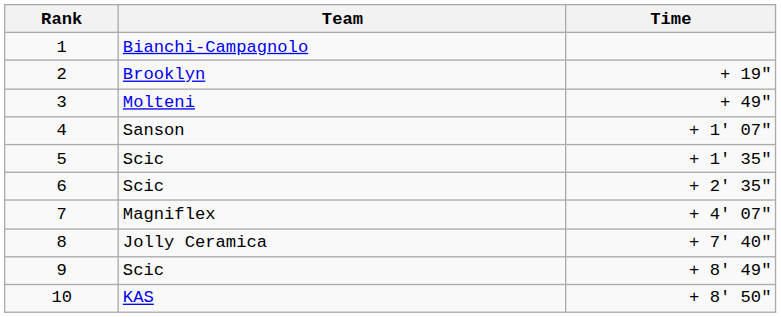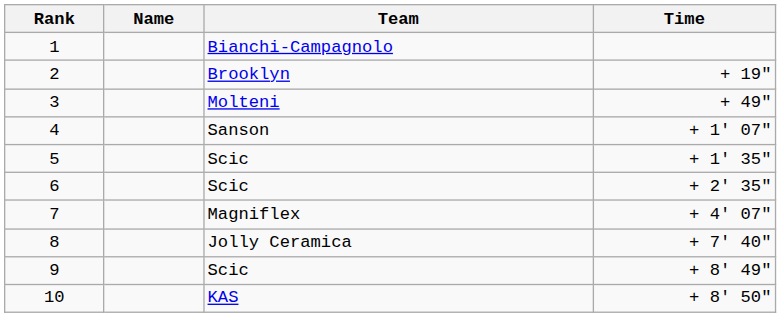+ column: (154, 19)
